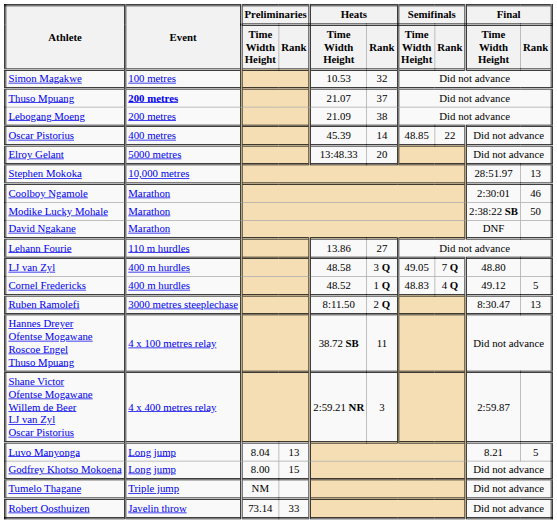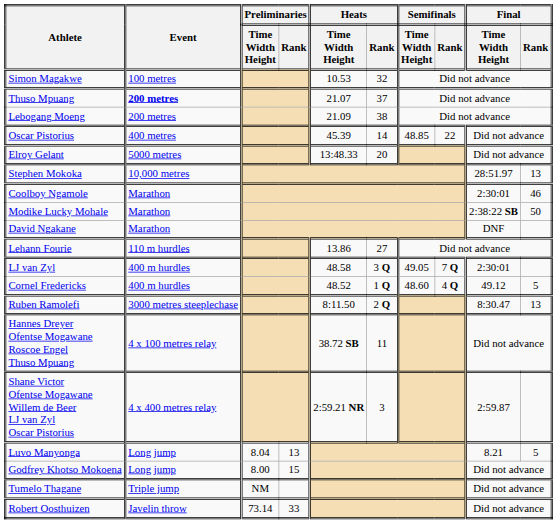(493, 268) 48.80 -> (493, 268) 2:30:01
(417, 285) 48.83 -> (417, 285) 48.60
